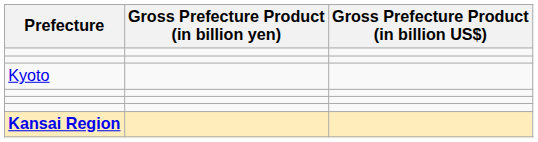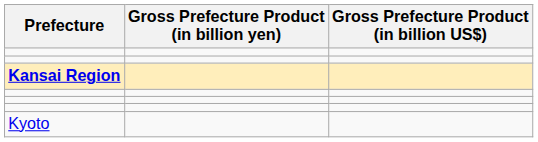rows swapped: (29, 76) <-> (64, 123)
